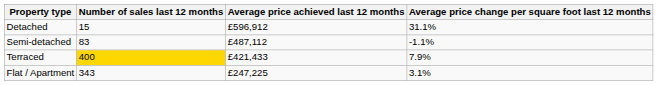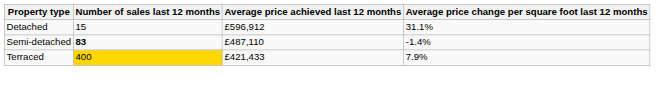(84, 42) normal -> (81, 42) bold
(247, 42) £487,112 -> (244, 42) £487,110
(421, 42) -1.1% -> (418, 42) -1.4%
- row: (40, 73)
